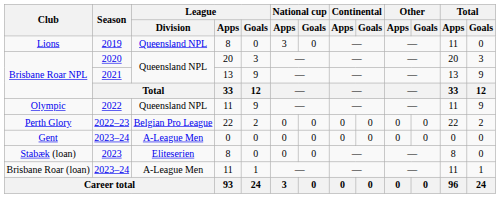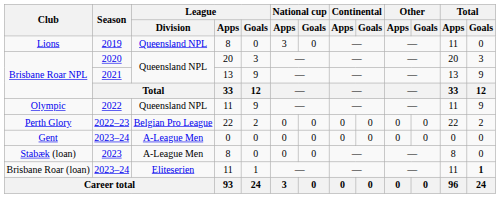(173, 153) Eliteserien -> (173, 153) A-League Men
(173, 169) A-League Men -> (173, 169) Eliteserien
(481, 169) normal -> (481, 169) bold
